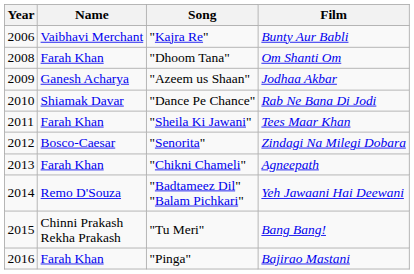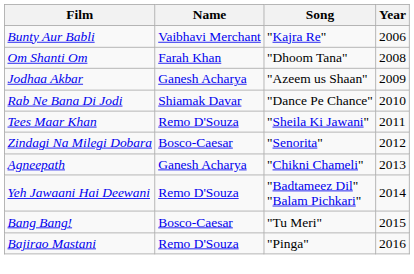columns swapped: (21, 15) <-> (334, 15)
(72, 121) Farah Khan -> (198, 121) Remo D'Souza
(72, 164) Farah Khan -> (202, 164) Ganesh Acharya
(82, 229) Chinni Prakash Rekha Prakash -> (196, 222) Bosco-Caesar
(72, 258) Farah Khan -> (198, 243) Remo D'Souza
